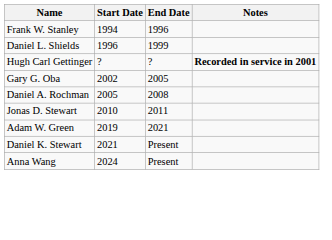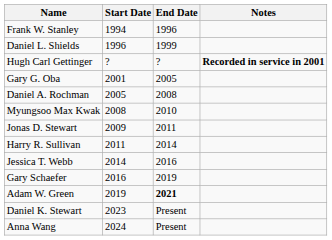(107, 78) 2002 -> (116, 78) 2001
+ row: (54, 111)
(107, 111) 2010 -> (116, 128) 2009
+ row: (44, 144)
+ row: (40, 161)
+ row: (37, 177)
(158, 128) normal -> (166, 194) bold
(107, 144) 2021 -> (116, 210) 2023
